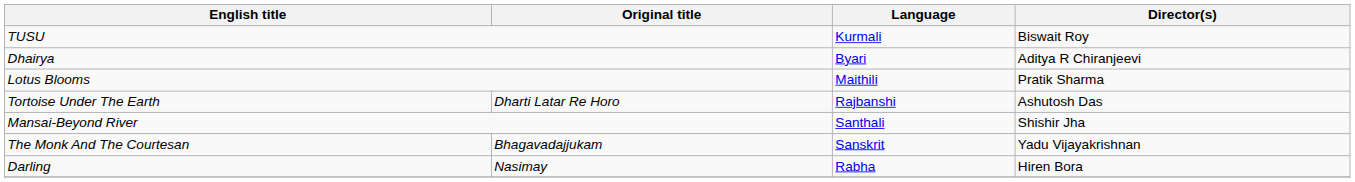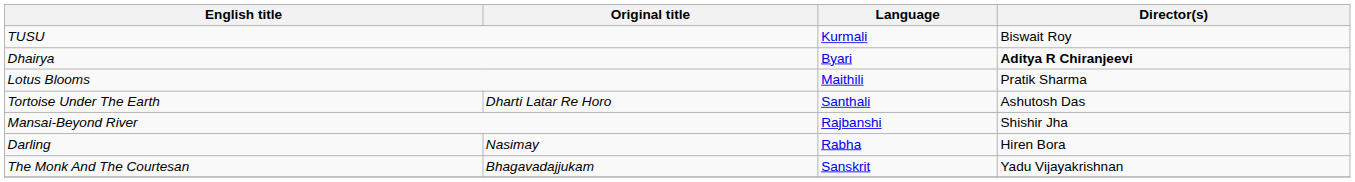(1079, 58) normal -> (1067, 58) bold
(866, 101) Rajbanshi -> (846, 101) Santhali
(860, 123) Santhali -> (851, 123) Rajbanshi
rows swapped: (98, 144) <-> (29, 166)
